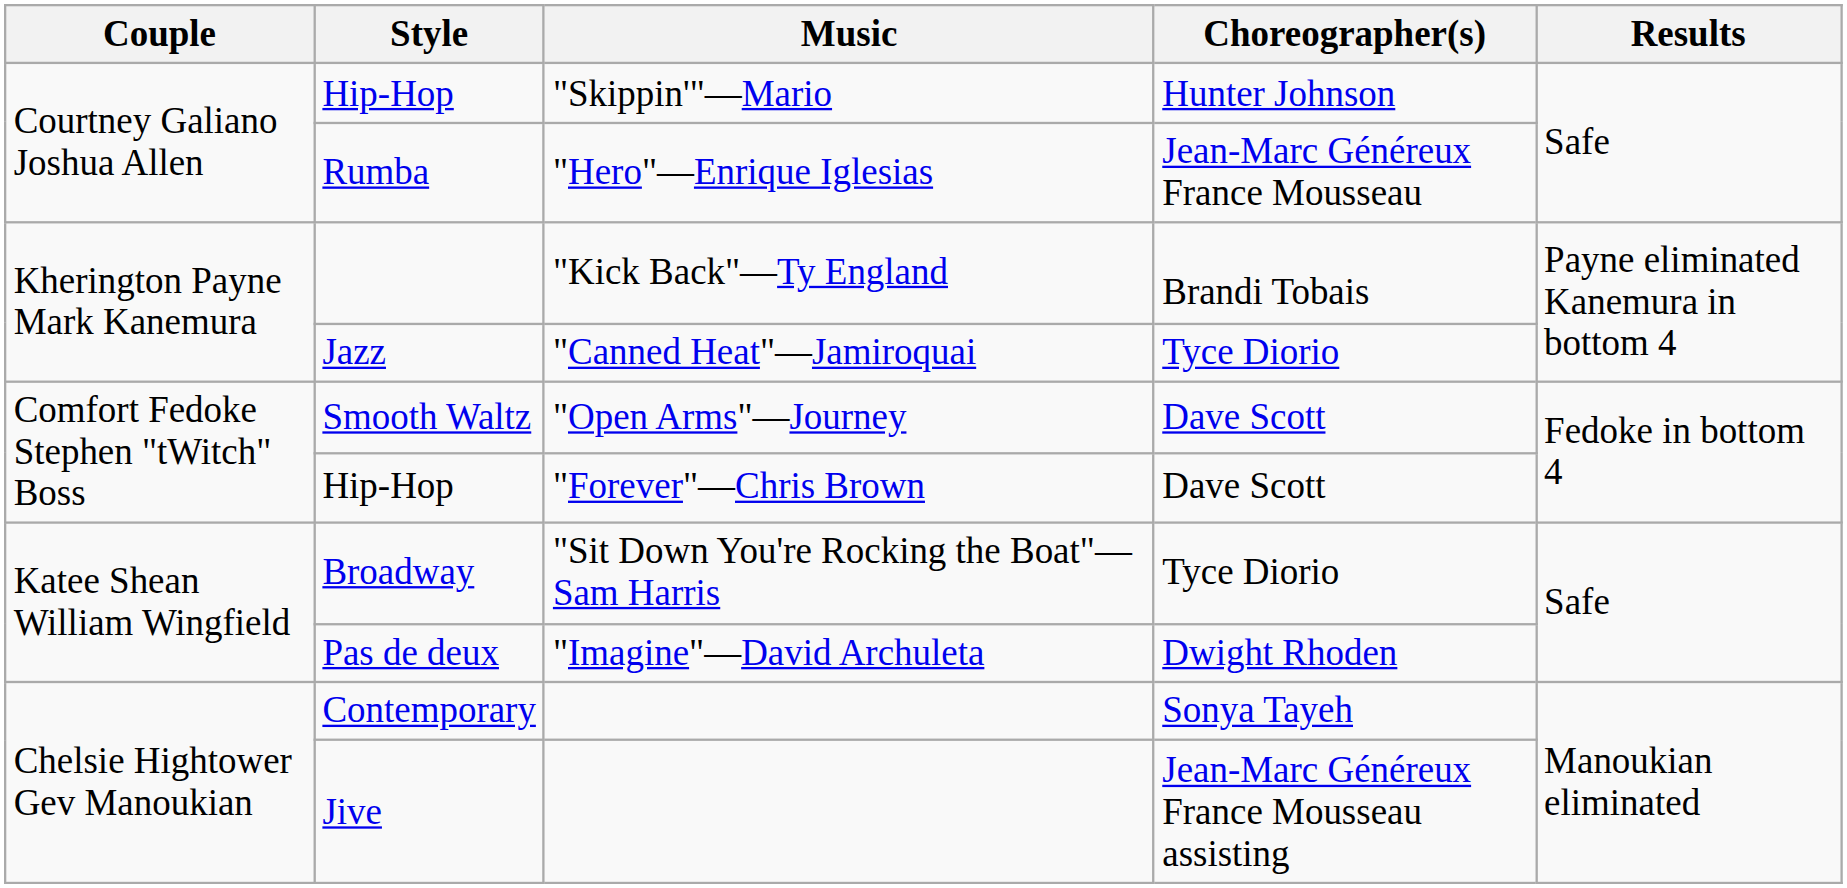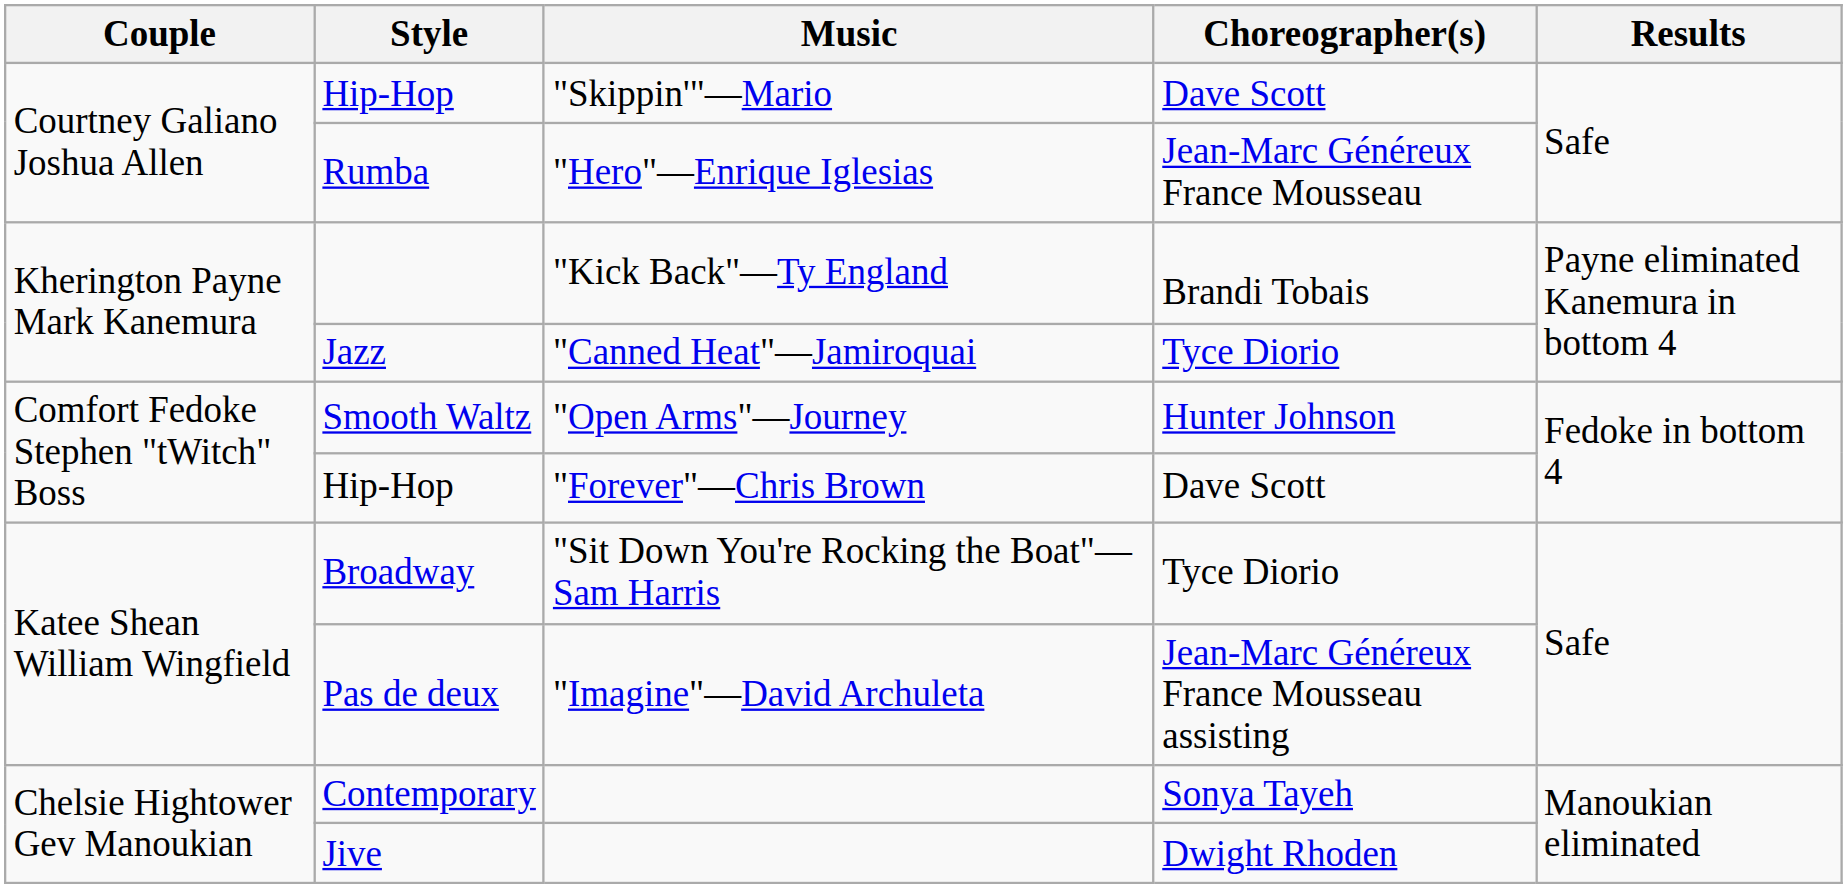(1279, 92) Hunter Johnson -> (1244, 92) Dave Scott
(1244, 416) Dave Scott -> (1279, 416) Hunter Johnson
(1280, 652) Dwight Rhoden -> (1317, 693) Jean-Marc Généreux France Mousseau assisting
(1317, 810) Jean-Marc Généreux France Mousseau assisting -> (1280, 852) Dwight Rhoden
